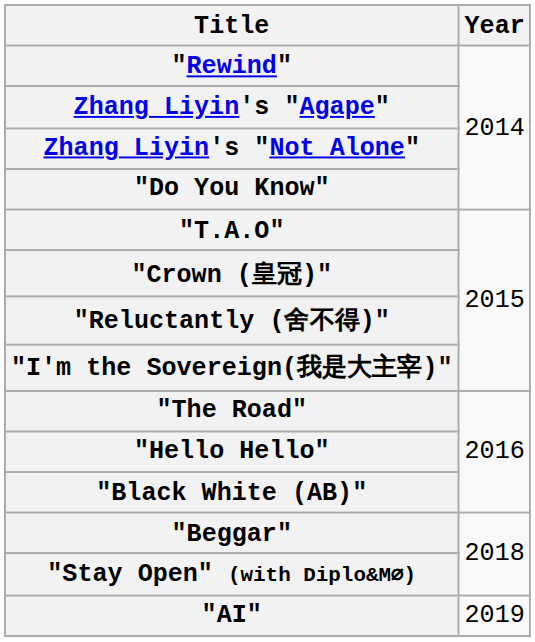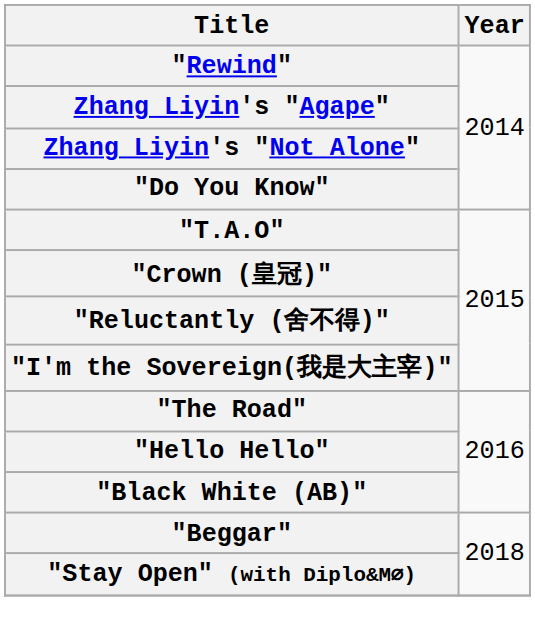- row: (232, 615)
